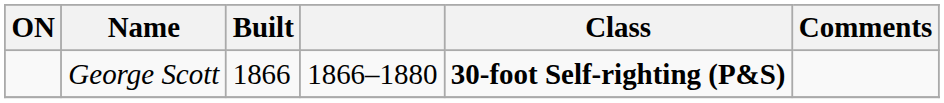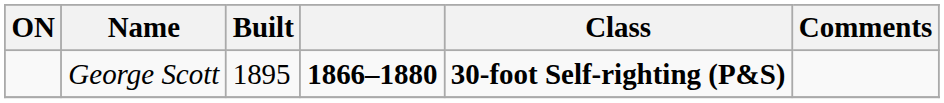(262, 73) 1866 -> (262, 73) 1895
(372, 73) normal -> (372, 73) bold
